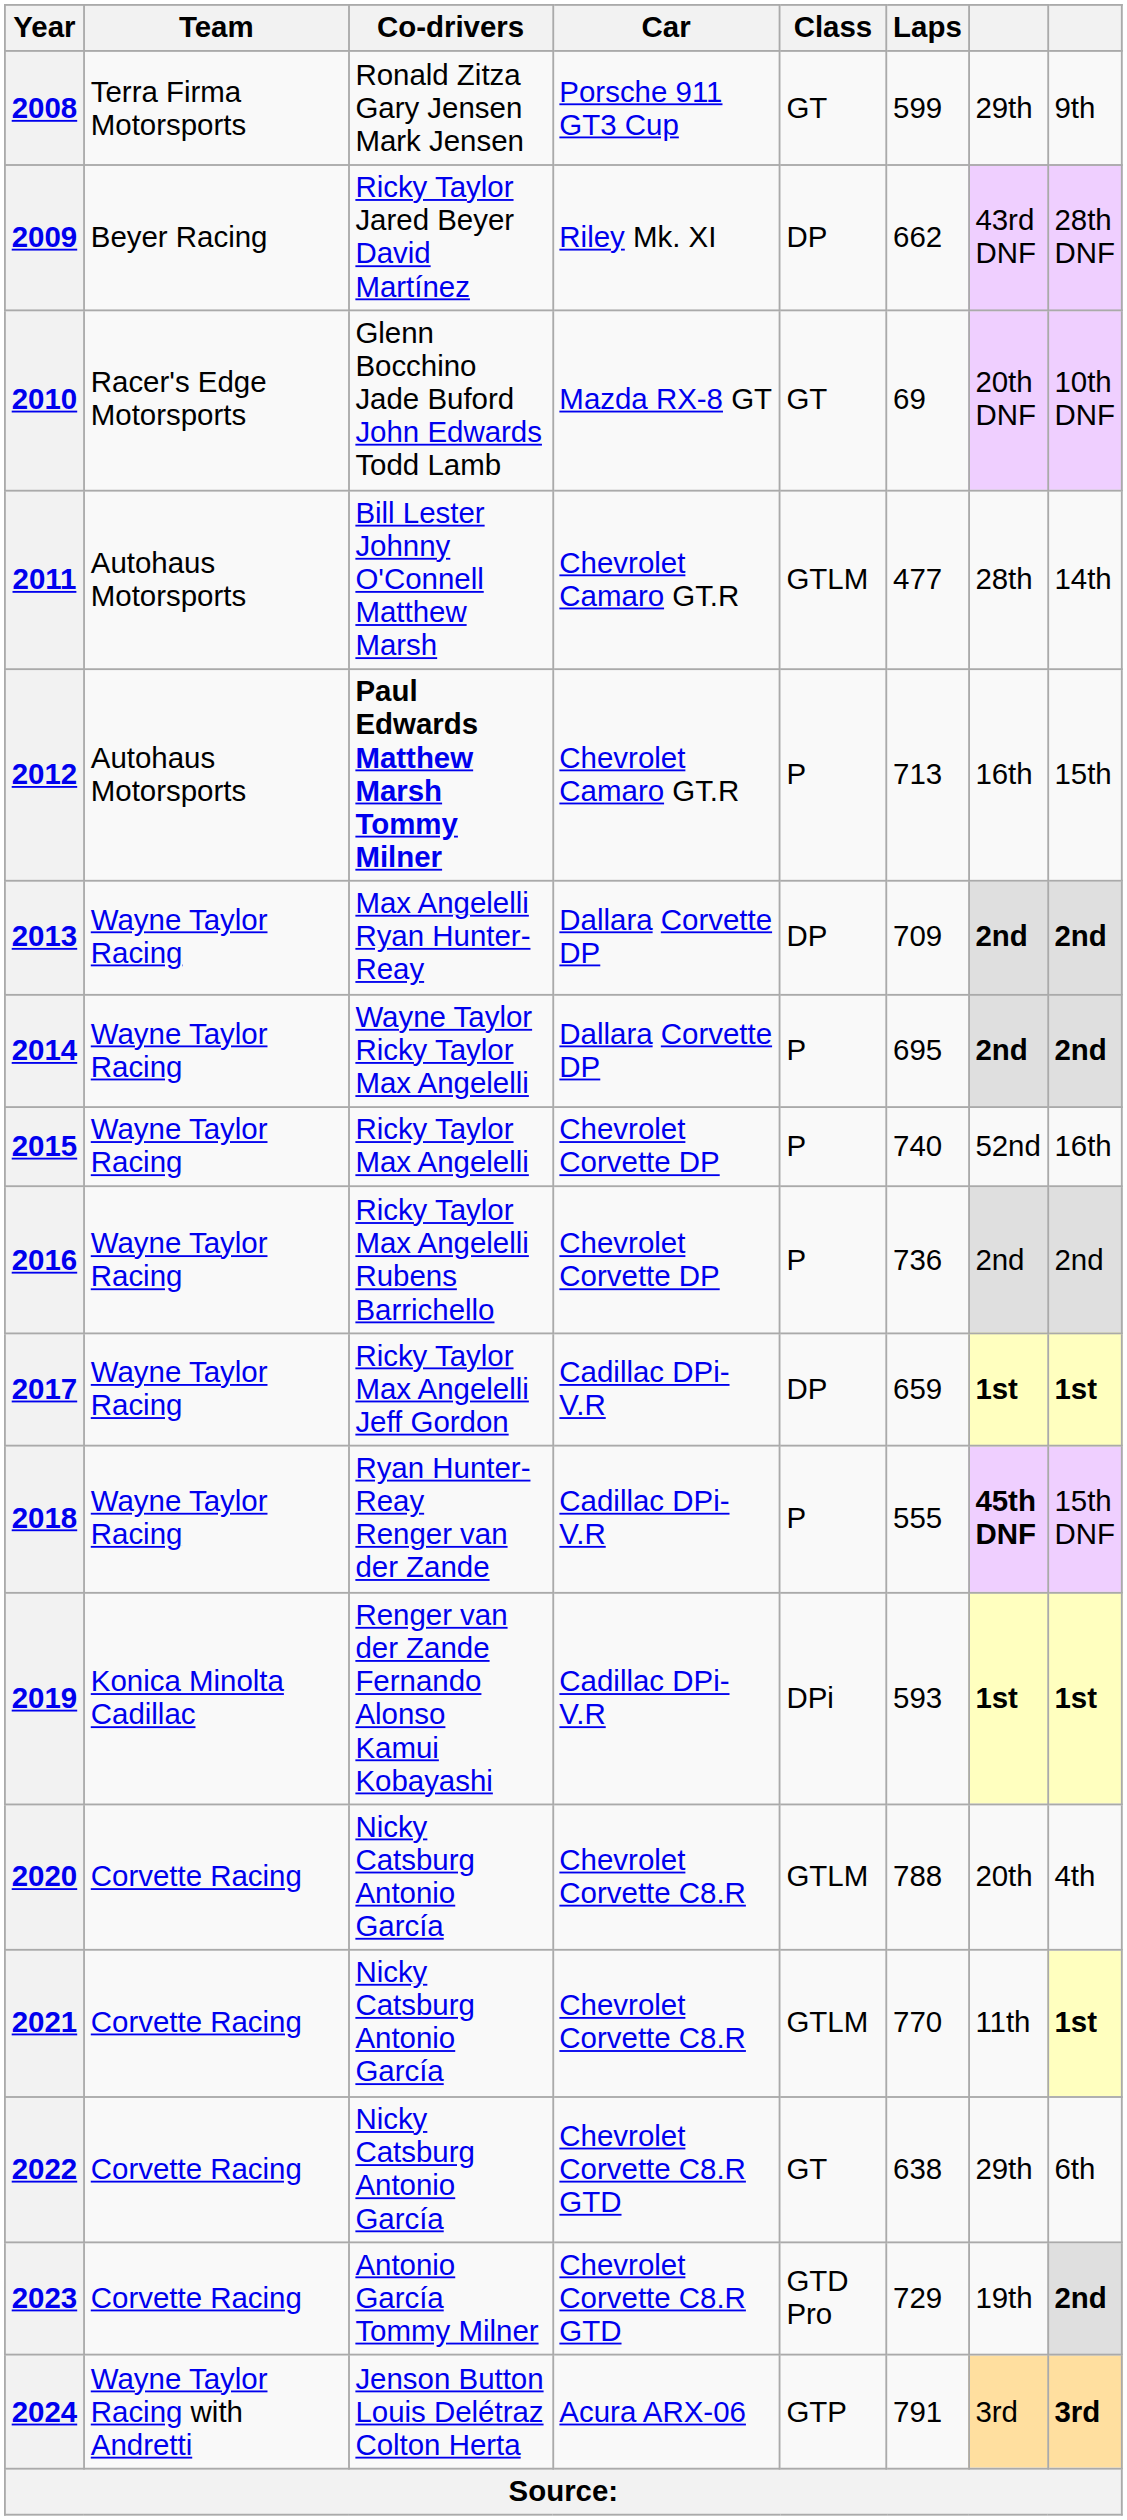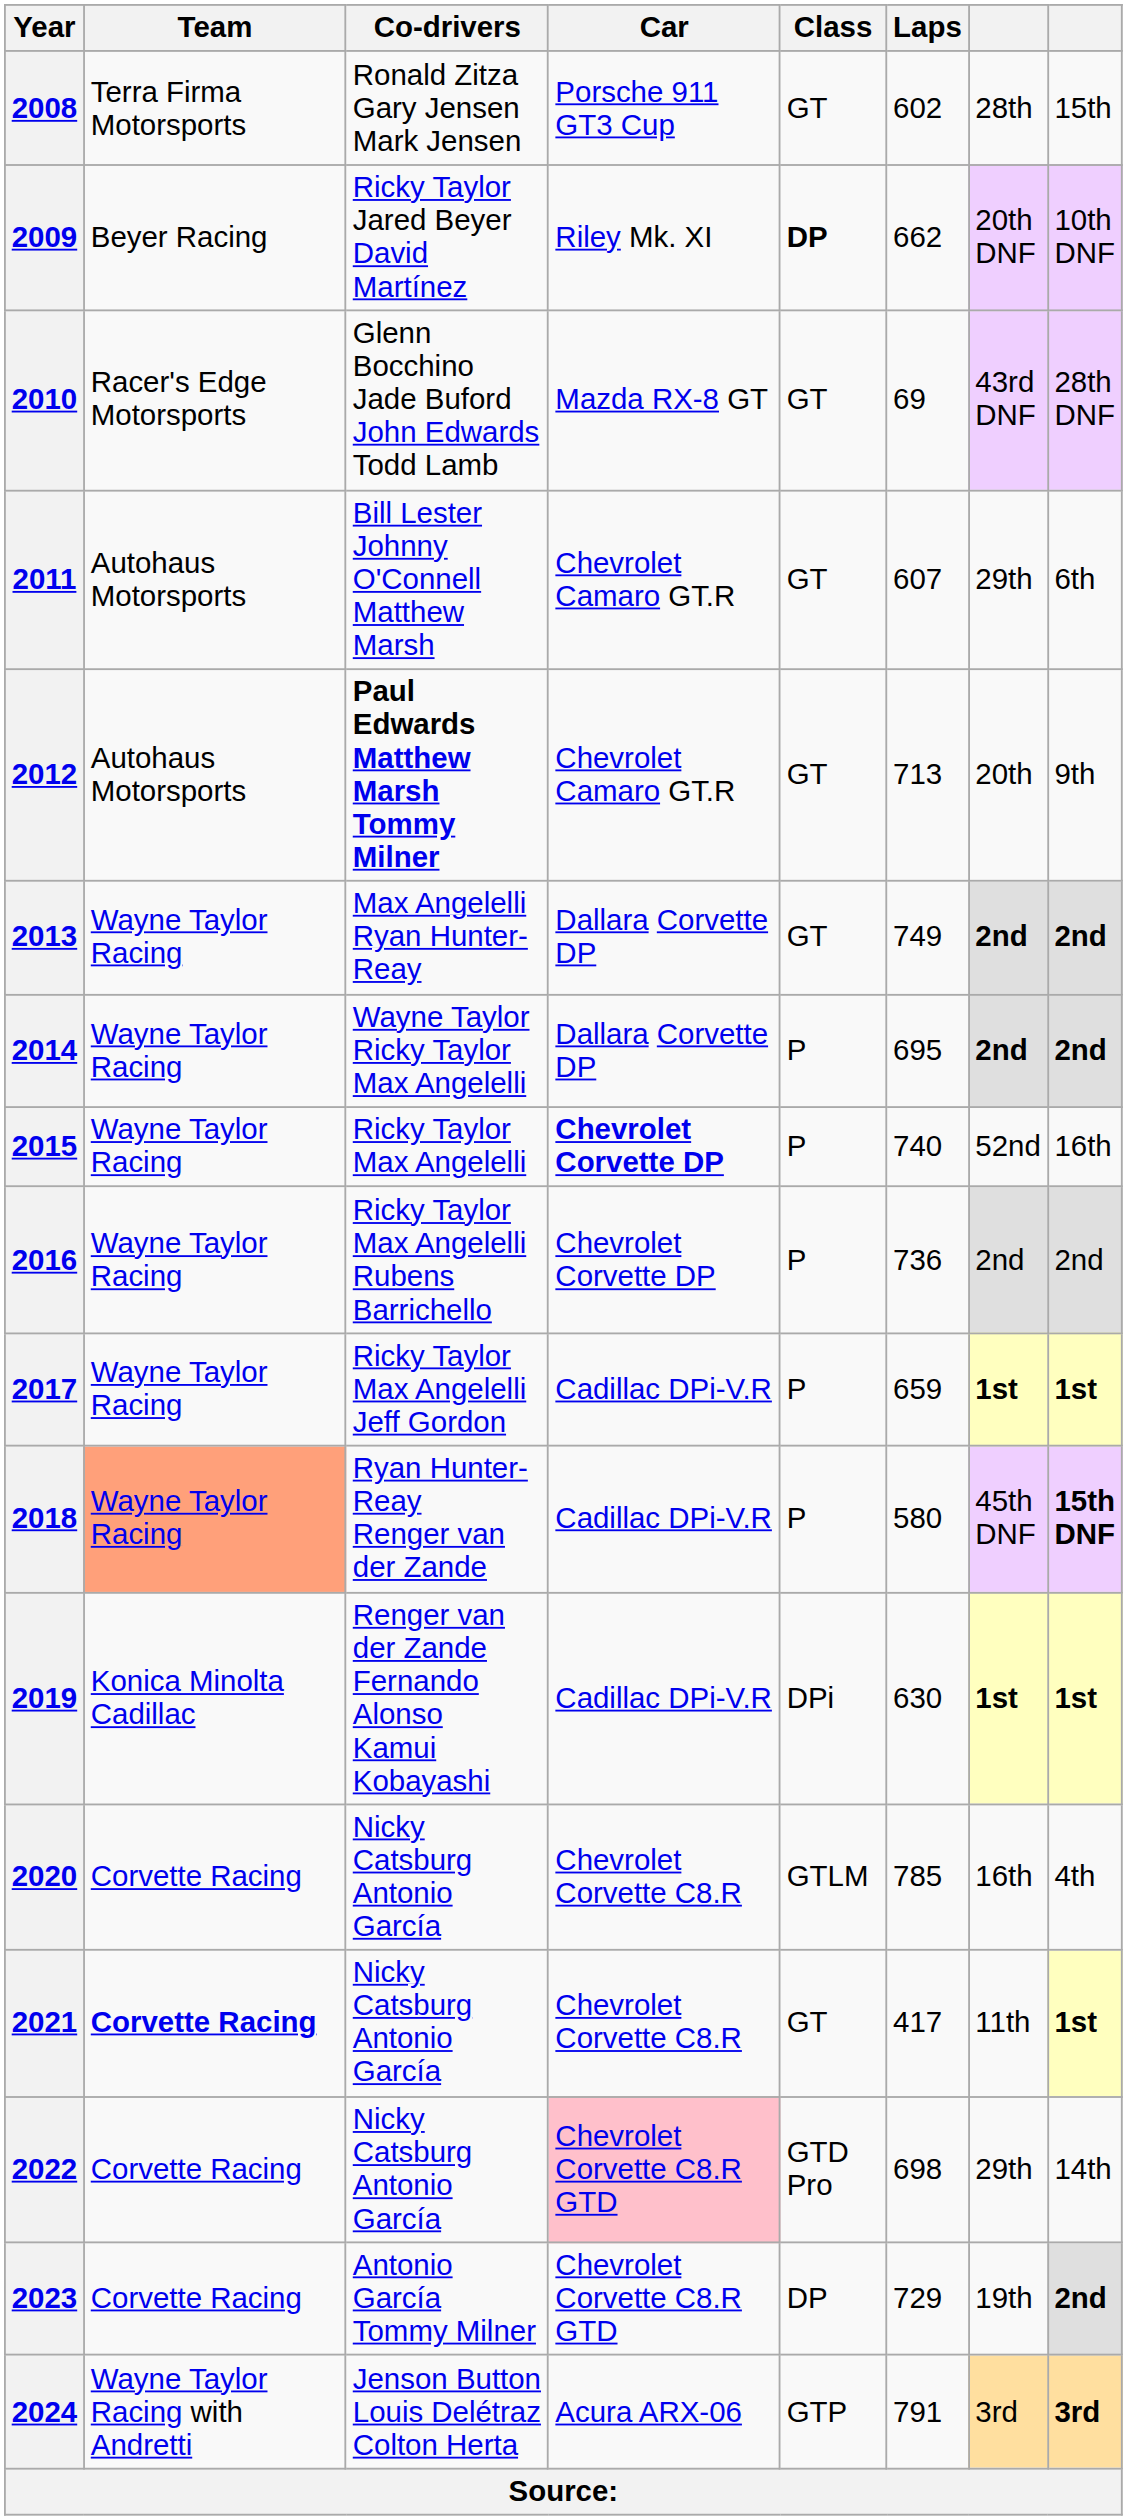(918, 107) 599 -> (918, 107) 602
(1004, 107) 29th -> (1004, 107) 28th
(1075, 107) 9th -> (1083, 107) 15th
(807, 237) normal -> (807, 237) bold
(1006, 237) 43rd DNF -> (1006, 237) 20th DNF
(1085, 237) 28th DNF -> (1085, 237) 10th DNF
(1006, 399) 20th DNF -> (1006, 399) 43rd DNF
(1085, 399) 10th DNF -> (1085, 399) 28th DNF
(827, 578) GTLM -> (807, 578) GT
(918, 578) 477 -> (918, 578) 607
(1004, 578) 28th -> (1004, 578) 29th
(1083, 578) 14th -> (1075, 578) 6th
(796, 774) P -> (807, 774) GT
(1004, 774) 16th -> (1004, 774) 20th
(1083, 774) 15th -> (1075, 774) 9th
(807, 937) DP -> (807, 937) GT
(918, 937) 709 -> (918, 937) 749
(640, 1146) normal -> (640, 1146) bold
(807, 1388) DP -> (797, 1388) P
(179, 1518) no background -> (179, 1518) lightsalmon background
(918, 1518) 555 -> (918, 1518) 580
(1006, 1518) bold -> (1006, 1518) normal
(1085, 1518) normal -> (1085, 1518) bold
(918, 1697) 593 -> (918, 1697) 630
(918, 1876) 788 -> (918, 1876) 785
(1004, 1876) 20th -> (1004, 1876) 16th
(196, 2022) normal -> (204, 2022) bold
(827, 2022) GTLM -> (807, 2022) GT
(918, 2022) 770 -> (918, 2022) 417
(653, 2168) no background -> (649, 2168) pink background
(807, 2168) GT -> (818, 2168) GTD Pro
(918, 2168) 638 -> (918, 2168) 698
(1075, 2168) 6th -> (1083, 2168) 14th
(817, 2298) GTD Pro -> (807, 2298) DP
